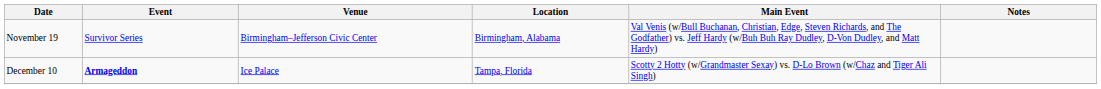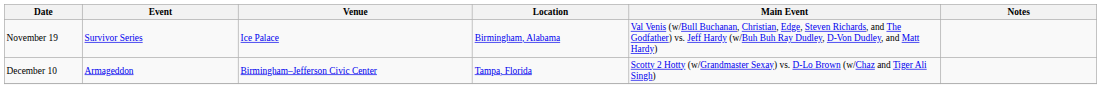(309, 38) Birmingham–Jefferson Civic Center -> (260, 38) Ice Palace
(111, 70) bold -> (109, 70) normal
(260, 70) Ice Palace -> (309, 70) Birmingham–Jefferson Civic Center
